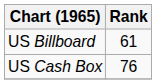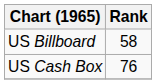(129, 41) 61 -> (129, 41) 58
